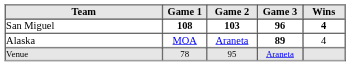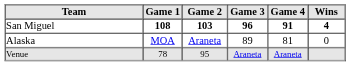+ column: (288, 11)
(280, 40) bold -> (247, 40) normal
(324, 40) 4 -> (326, 40) 0
